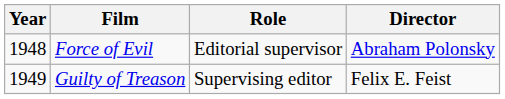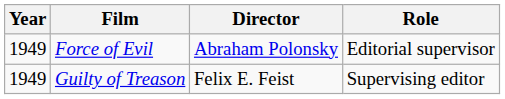columns swapped: (423, 19) <-> (268, 19)
(28, 49) 1948 -> (28, 49) 1949
